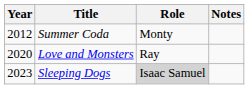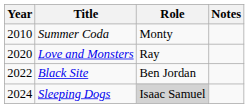(20, 34) 2012 -> (20, 34) 2010
+ row: (63, 73)
(20, 73) 2023 -> (20, 93) 2024
